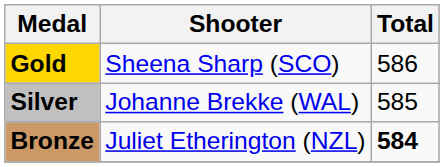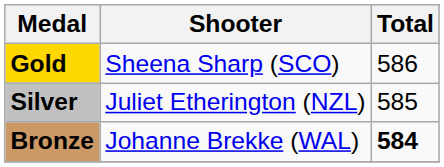(232, 102) Johanne Brekke (WAL) -> (235, 102) Juliet Etherington (NZL)
(235, 141) Juliet Etherington (NZL) -> (232, 141) Johanne Brekke (WAL)
